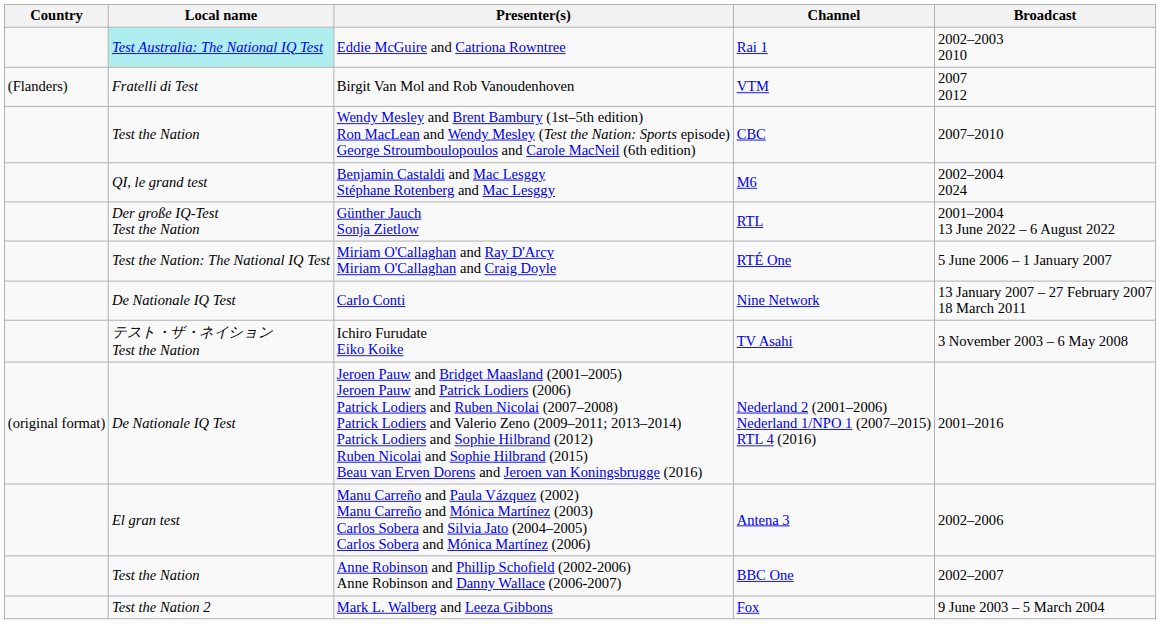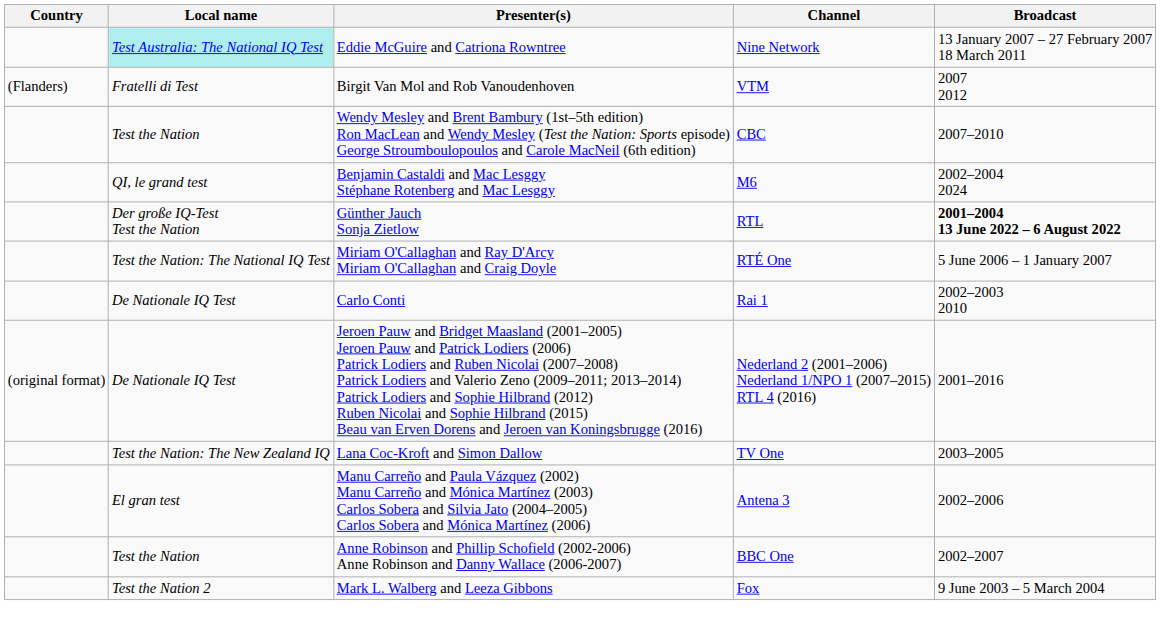(752, 47) Rai 1 -> (778, 47) Nine Network
(971, 47) 2002–2003 2010 -> (1045, 47) 13 January 2007 – 27 February 2007 18 March 2011
(1026, 221) normal -> (1029, 221) bold
(778, 300) Nine Network -> (752, 300) Rai 1
(1045, 300) 13 January 2007 – 27 February 2007 18 March 2011 -> (971, 300) 2002–2003 2010
- row: (382, 341)
+ row: (440, 453)
